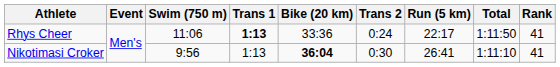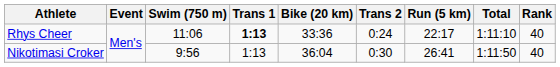(496, 34) 1:11:50 -> (496, 34) 1:11:10
(537, 34) 41 -> (537, 34) 40
(317, 53) bold -> (317, 53) normal
(496, 53) 1:11:10 -> (496, 53) 1:11:50
(537, 53) 41 -> (537, 53) 40
